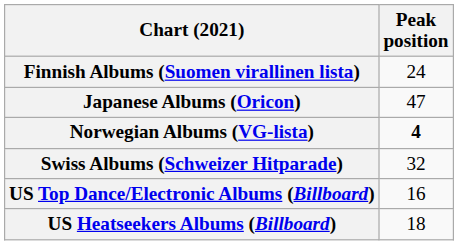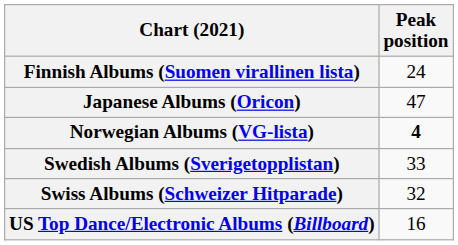+ row: (192, 163)
- row: (192, 224)
